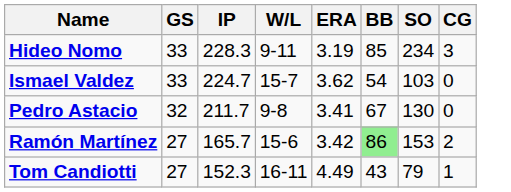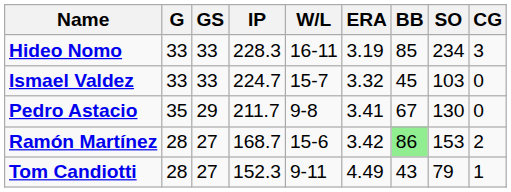+ column: (177, 19)
(278, 50) 9-11 -> (314, 50) 16-11
(335, 80) 3.62 -> (365, 80) 3.32
(376, 80) 54 -> (406, 80) 45
(177, 111) 32 -> (207, 111) 29
(227, 141) 165.7 -> (257, 141) 168.7
(284, 171) 16-11 -> (308, 171) 9-11
